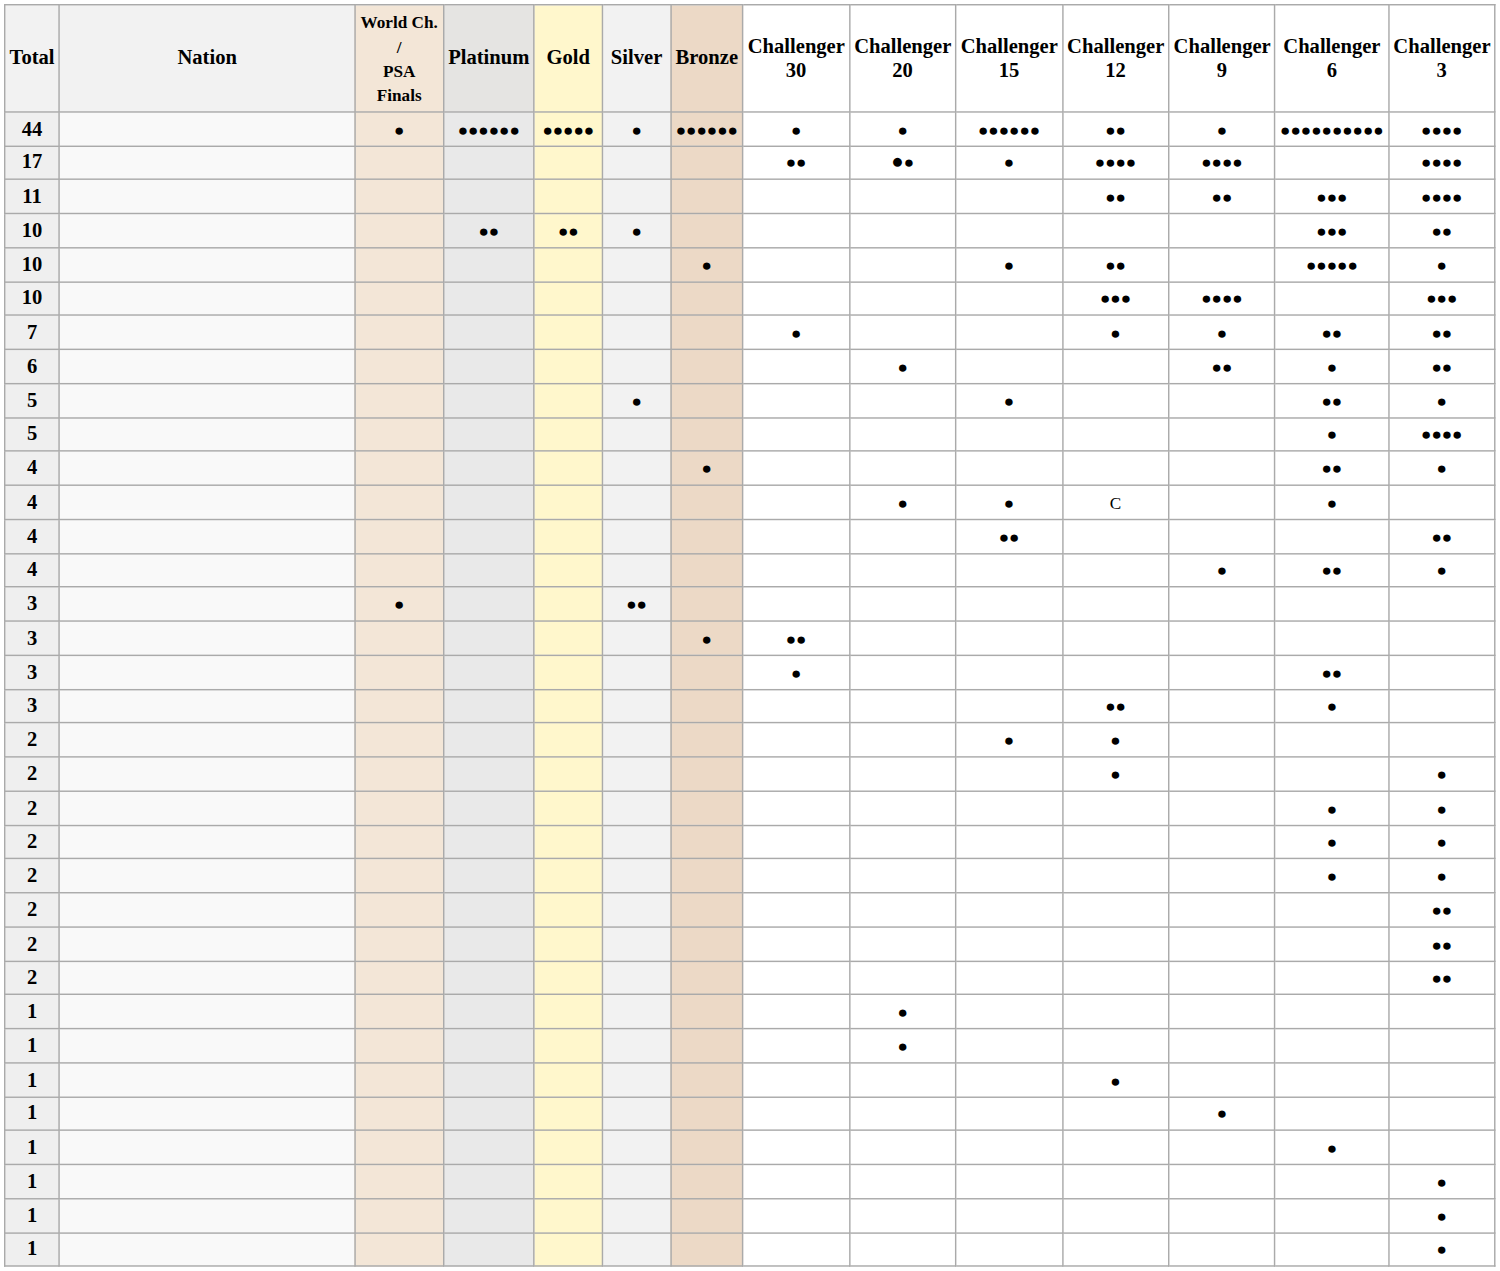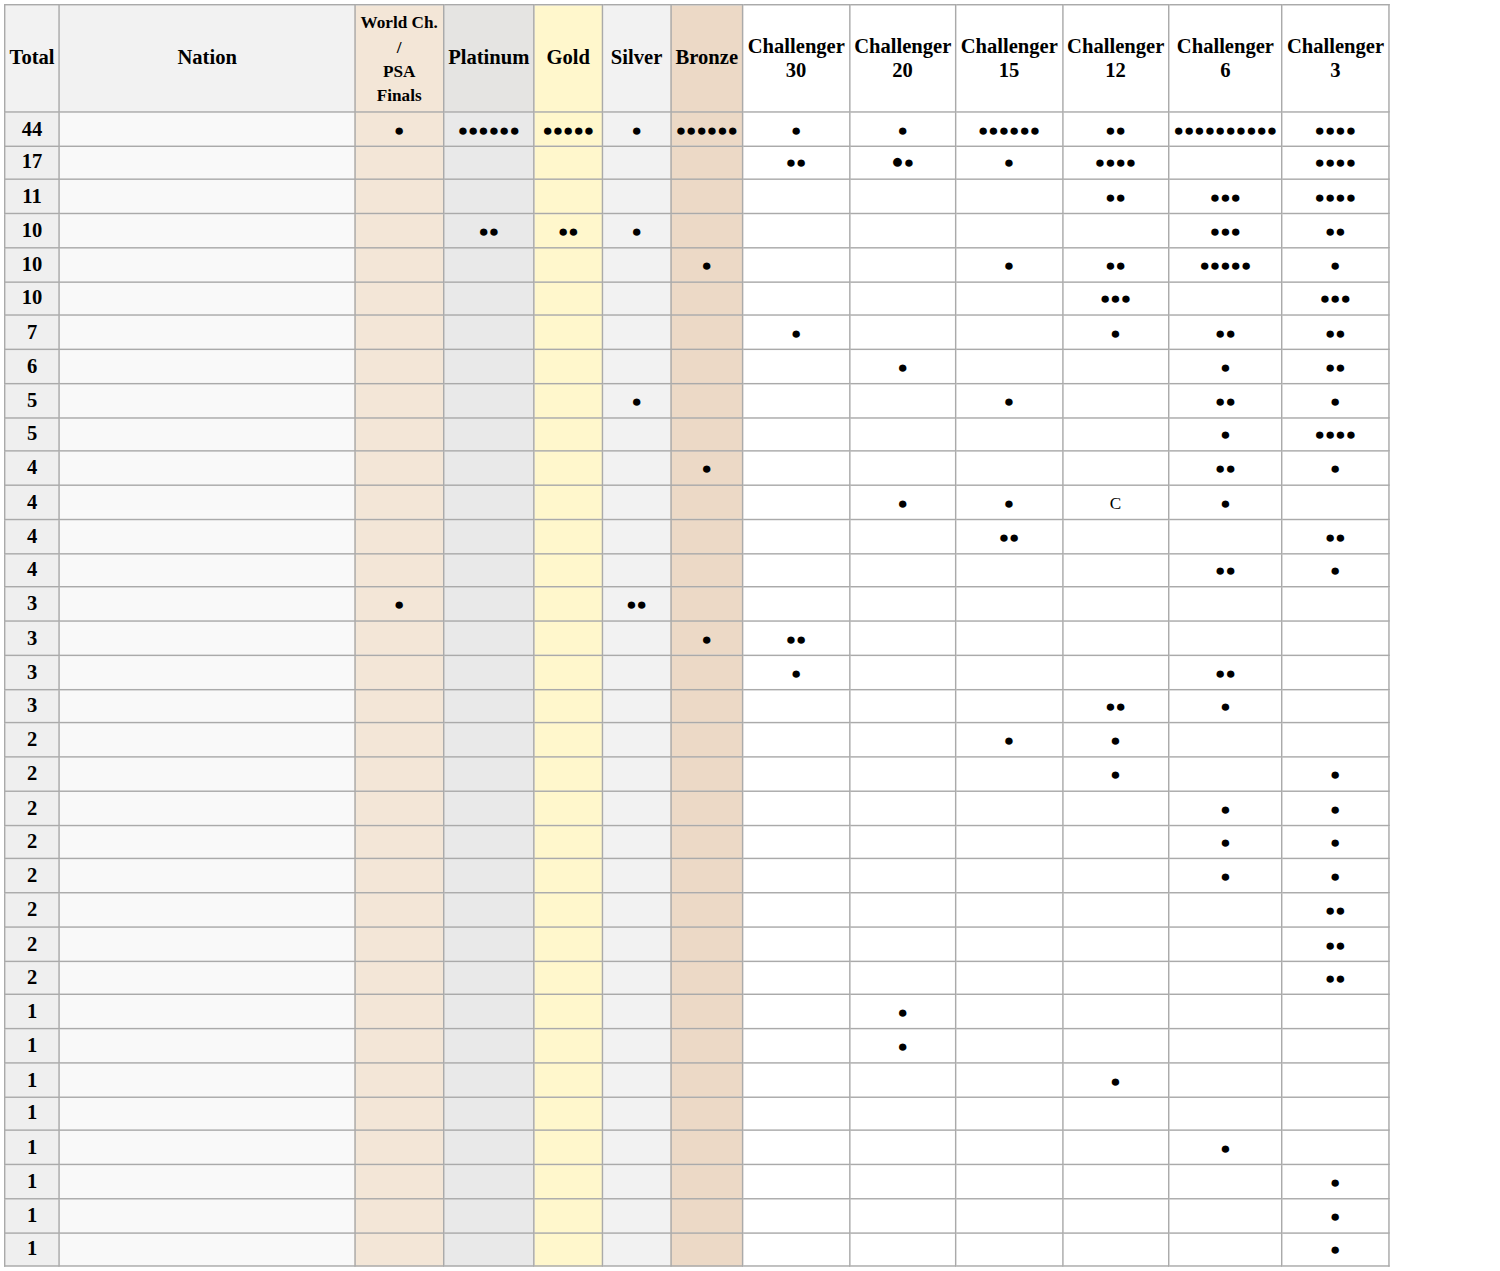- column: (1222, 58)
